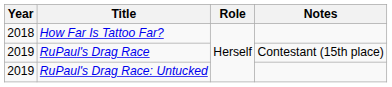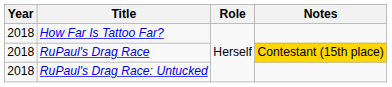(21, 52) 2019 -> (21, 52) 2018
(321, 52) no background -> (321, 52) gold background
(21, 71) 2019 -> (21, 71) 2018
